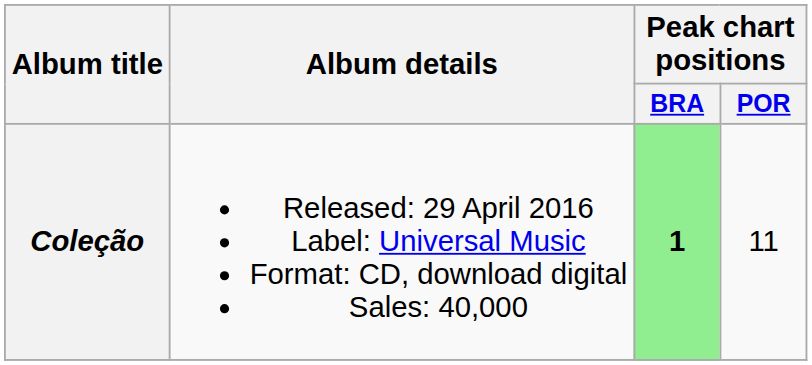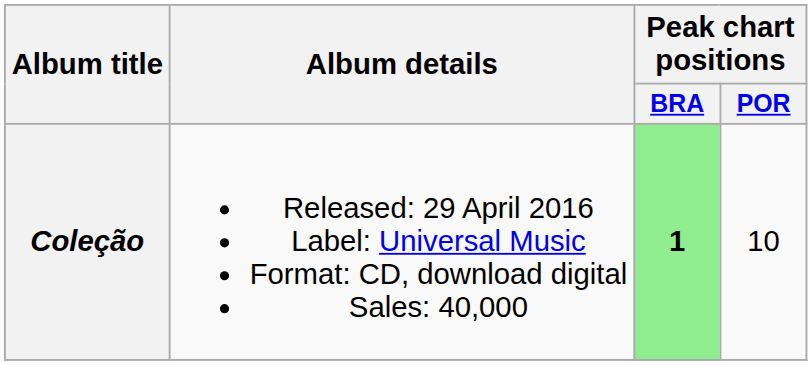(764, 241) 11 -> (764, 241) 10
